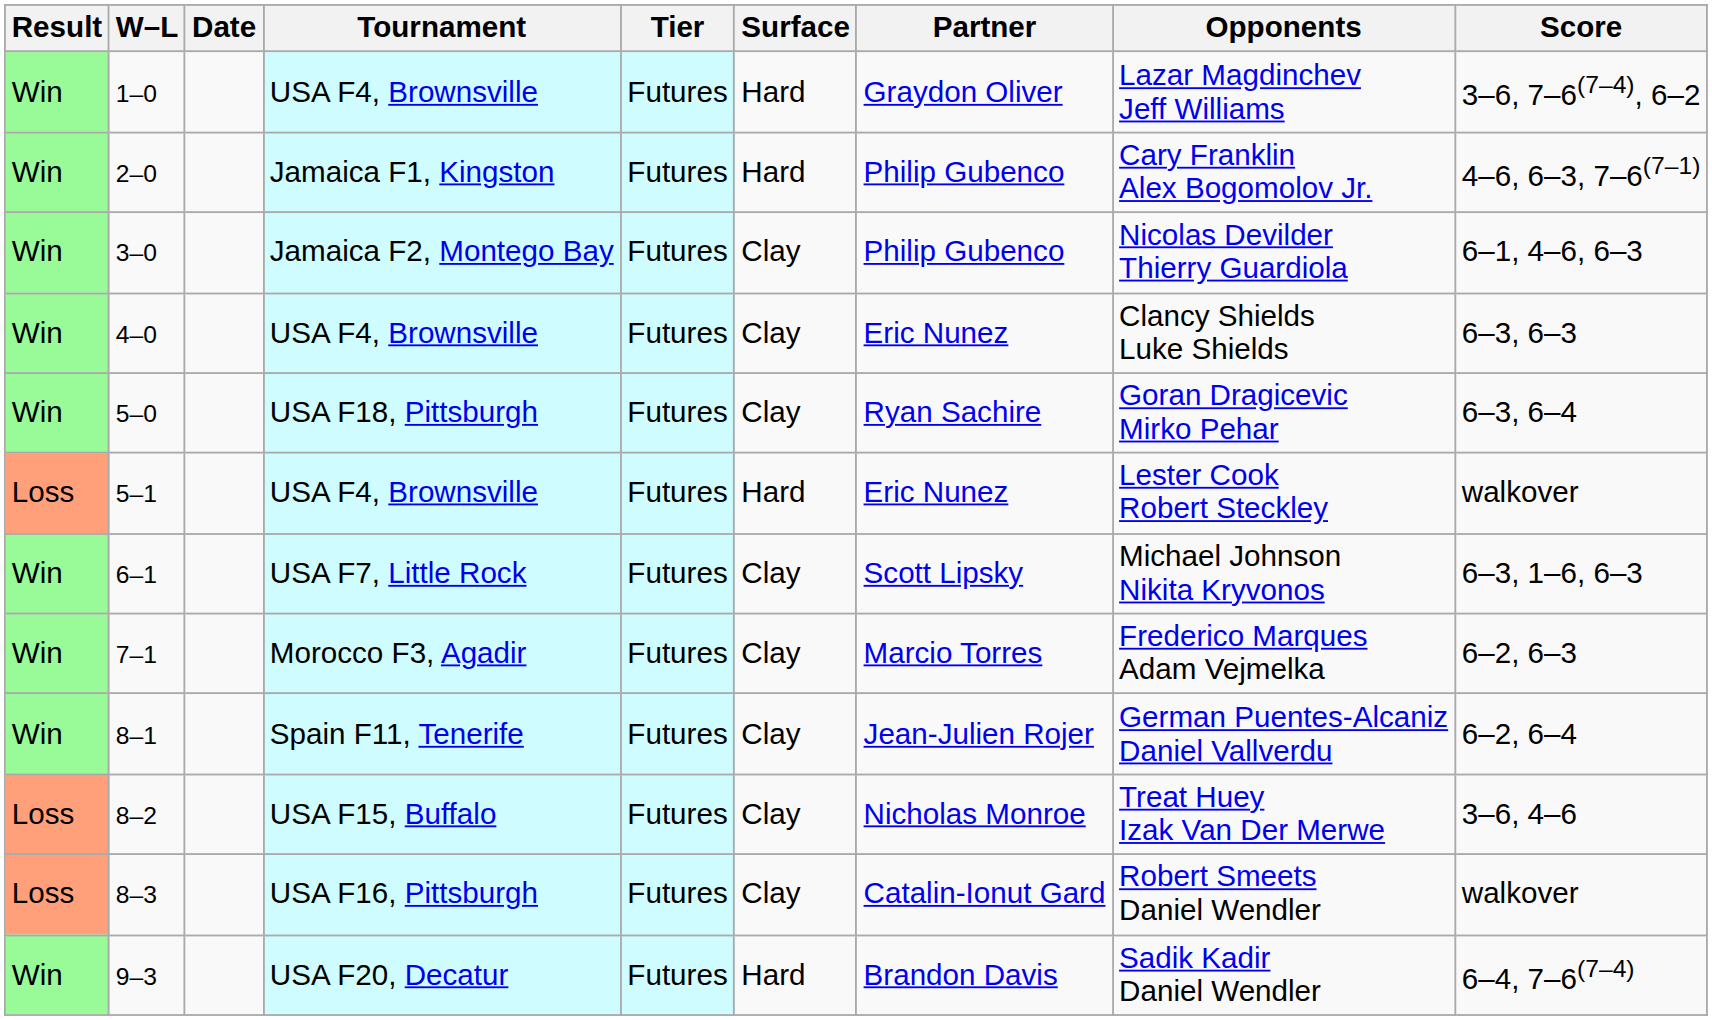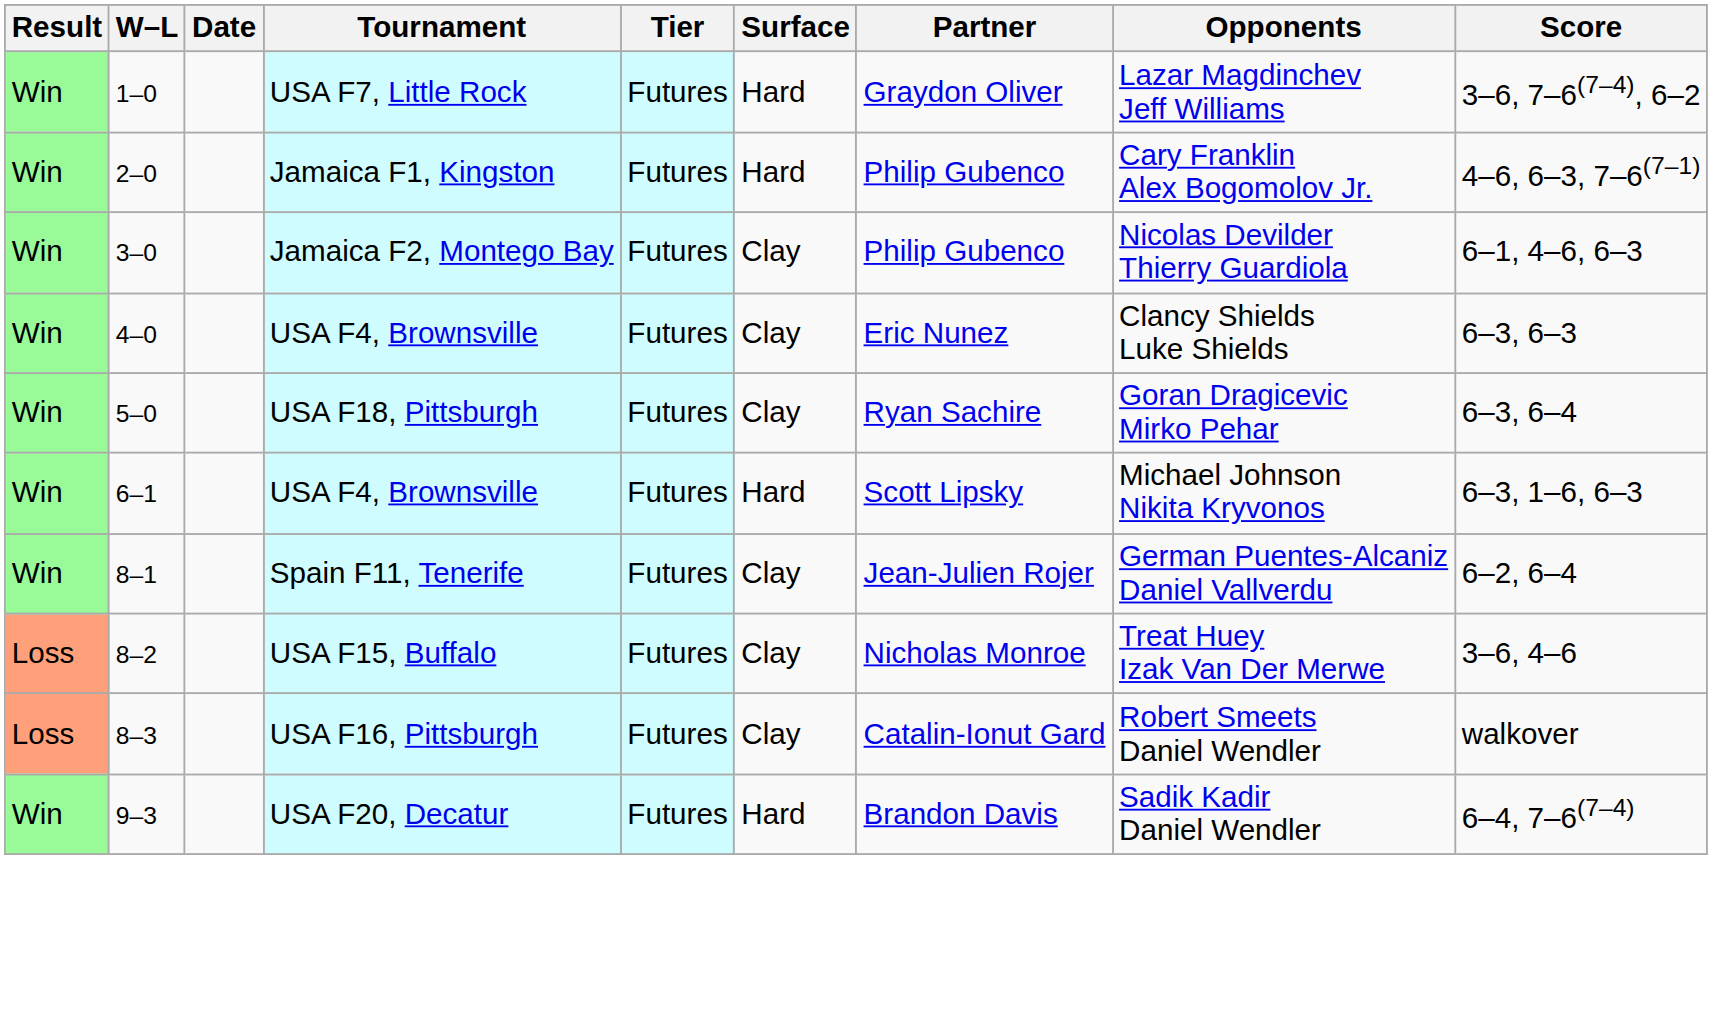(404, 91) USA F4, Brownsville -> (398, 91) USA F7, Little Rock
- row: (136, 494)
(398, 573) USA F7, Little Rock -> (404, 492) USA F4, Brownsville
(771, 573) Clay -> (773, 492) Hard
- row: (136, 655)
